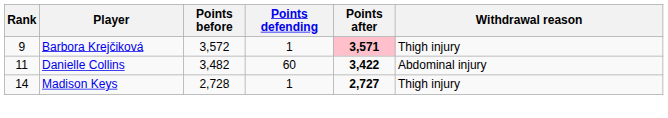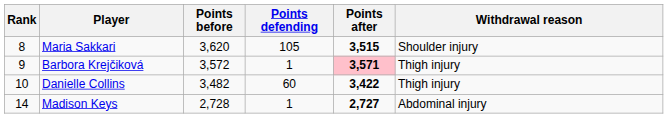+ row: (79, 46)
(22, 65) 11 -> (22, 84) 10
(442, 65) Abdominal injury -> (429, 84) Thigh injury
(429, 84) Thigh injury -> (442, 103) Abdominal injury
